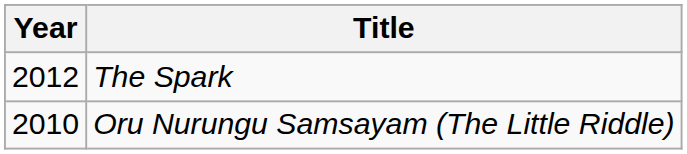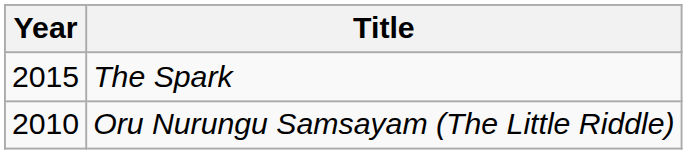(46, 76) 2012 -> (46, 76) 2015
